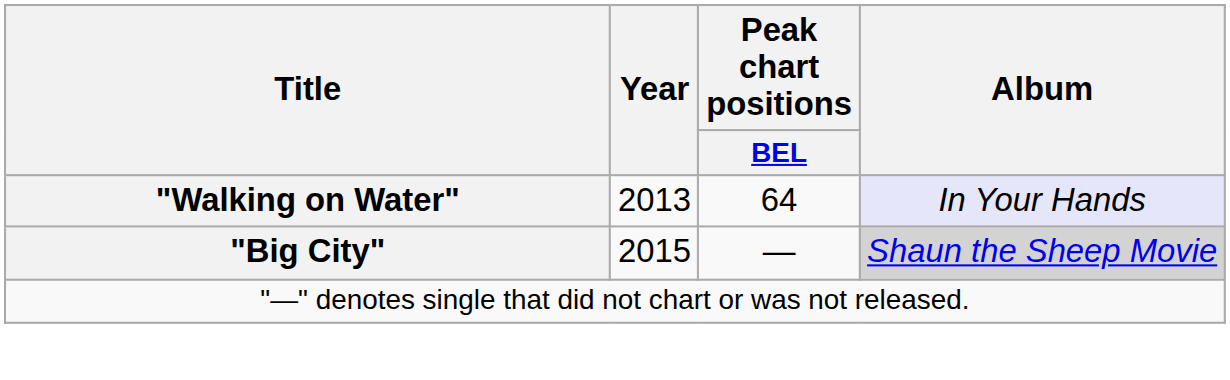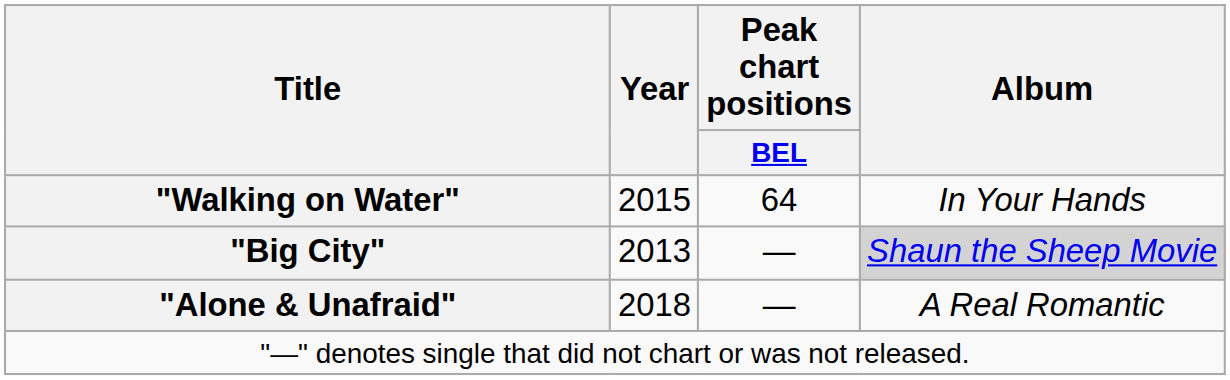(655, 200) 2013 -> (655, 200) 2015
(1042, 200) lavender background -> (1042, 200) no background
(655, 252) 2015 -> (655, 252) 2013
+ row: (308, 304)
